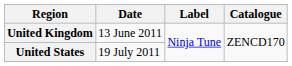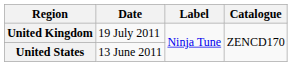(130, 33) 13 June 2011 -> (129, 33) 19 July 2011
(129, 52) 19 July 2011 -> (130, 52) 13 June 2011
